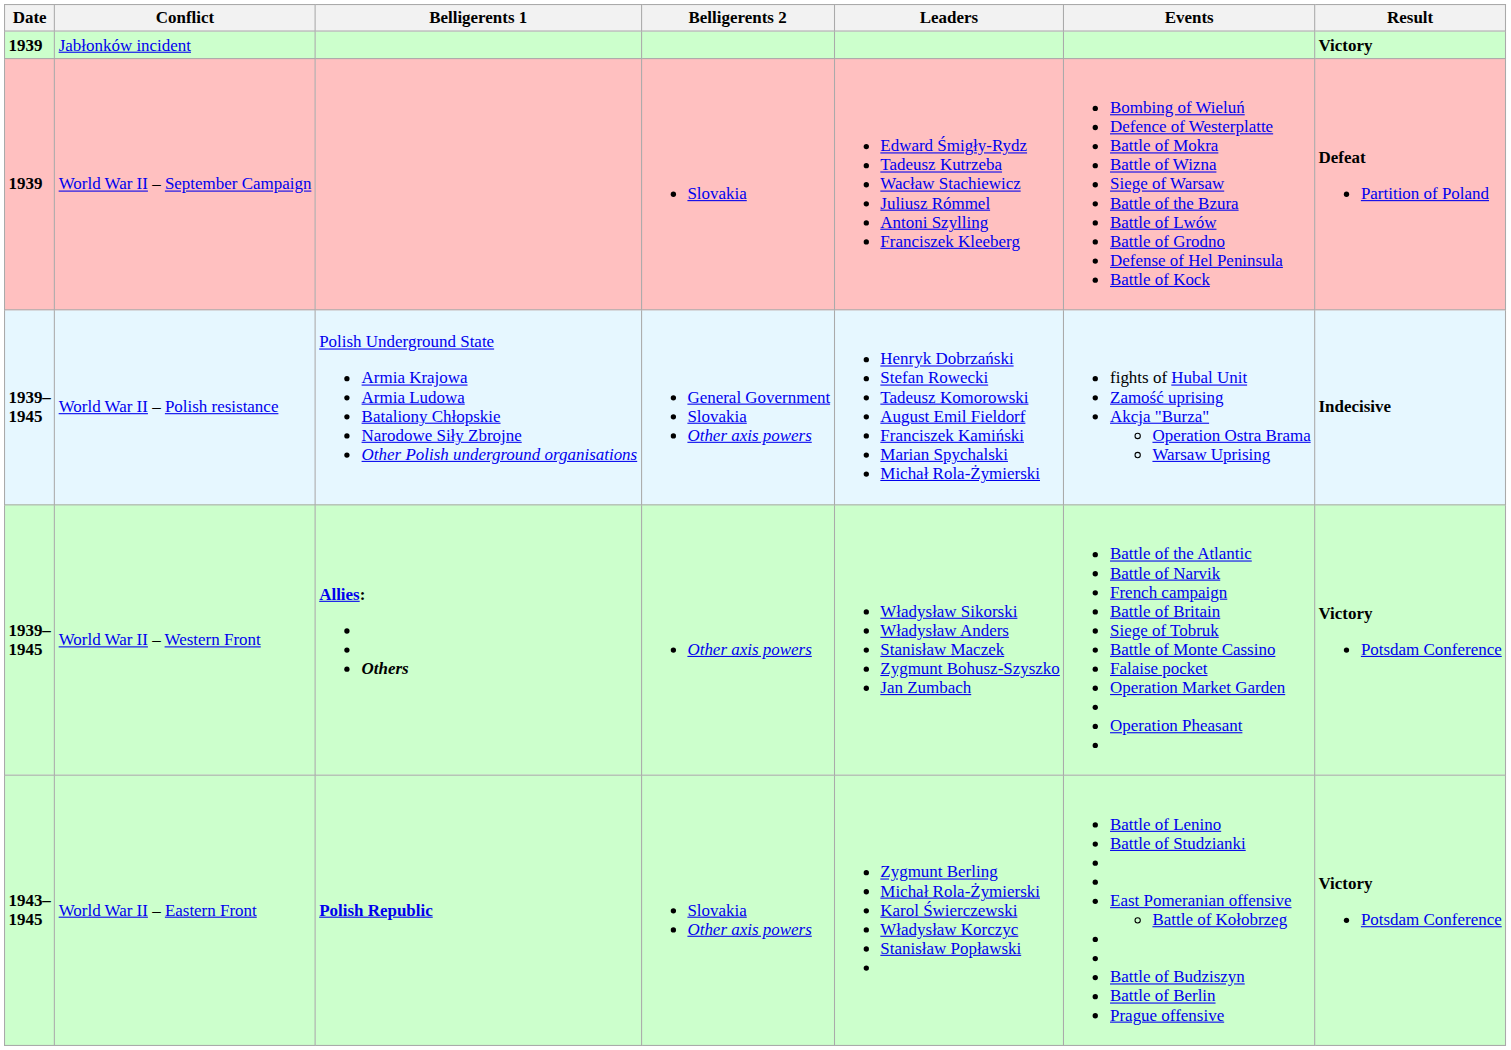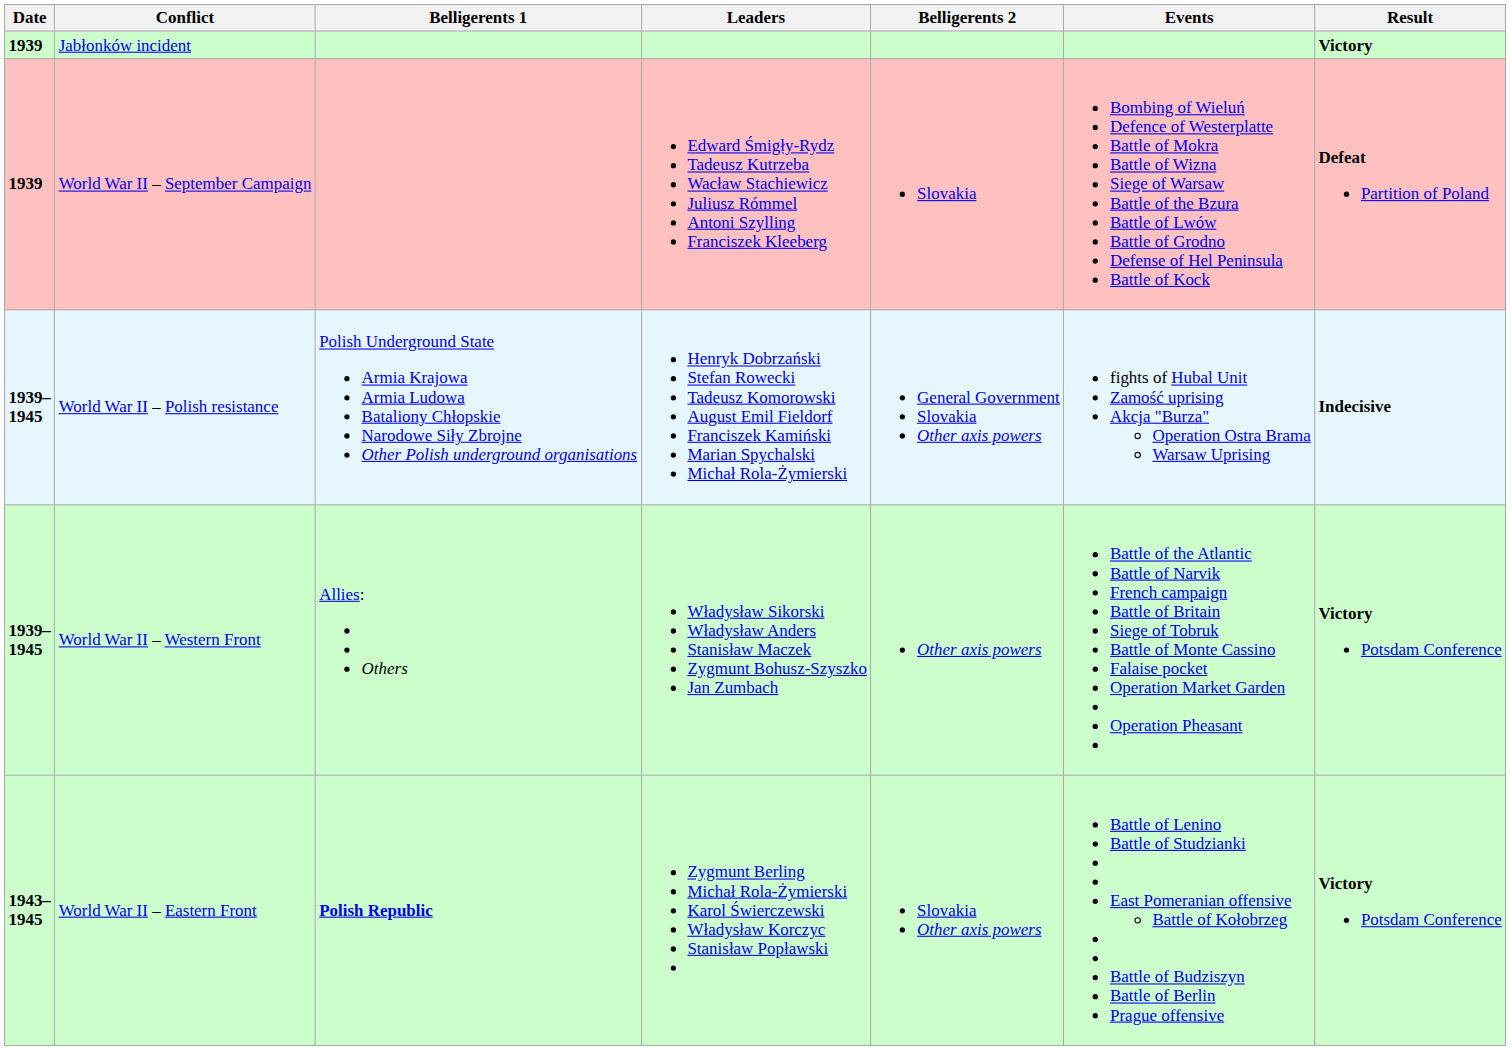columns swapped: (738, 17) <-> (949, 17)
(478, 631) bold -> (478, 631) normal
